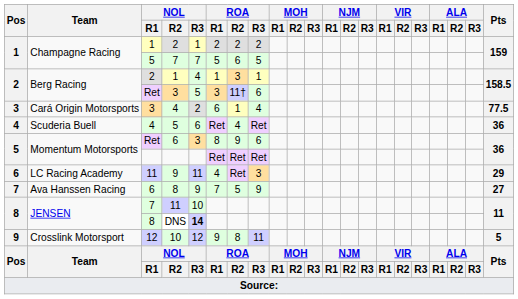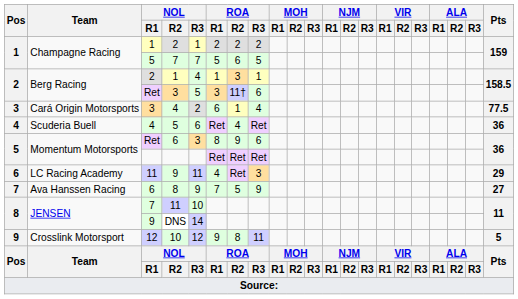(152, 221) 8 -> (152, 221) 9
(198, 221) bold -> (198, 221) normal
